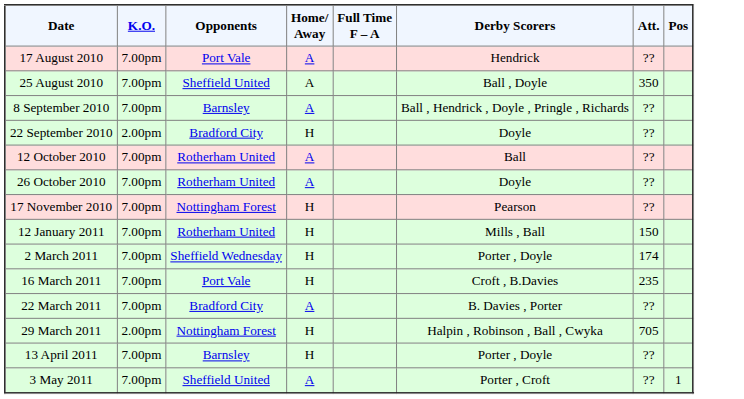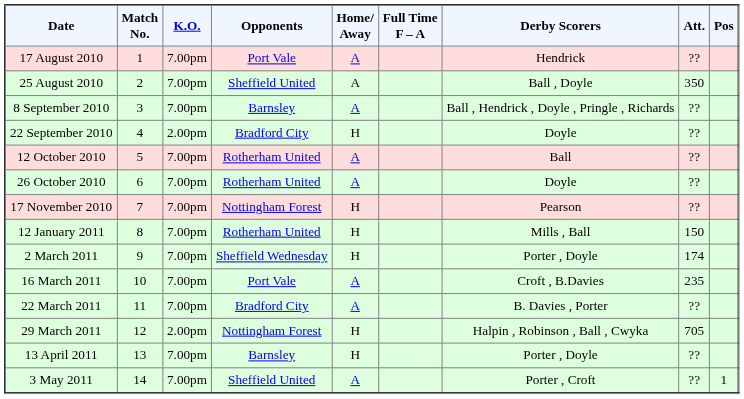+ column: (140, 25)
(310, 281) H -> (355, 281) A
